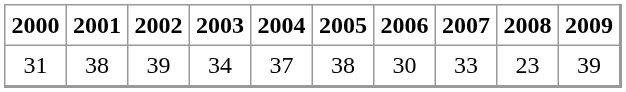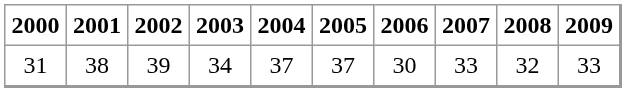(343, 65) 38 -> (343, 65) 37
(528, 65) 23 -> (528, 65) 32
(589, 65) 39 -> (589, 65) 33
